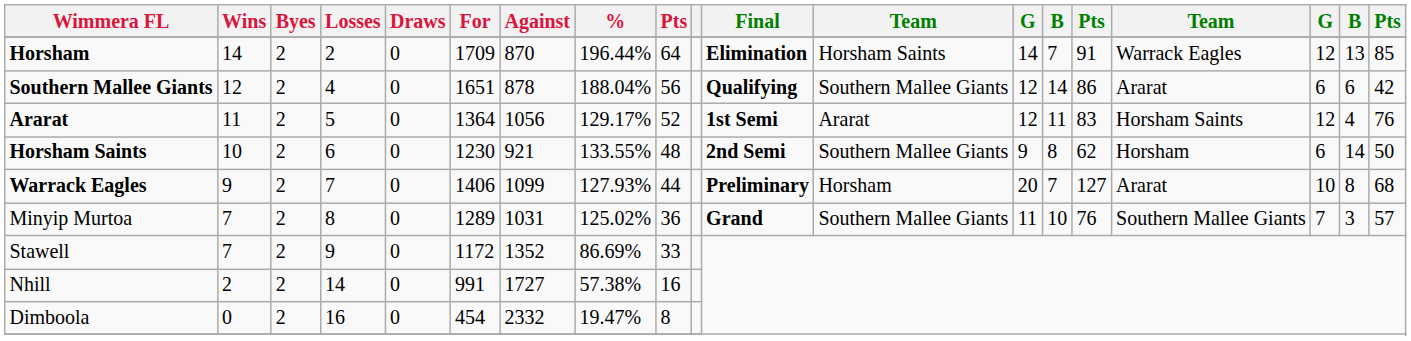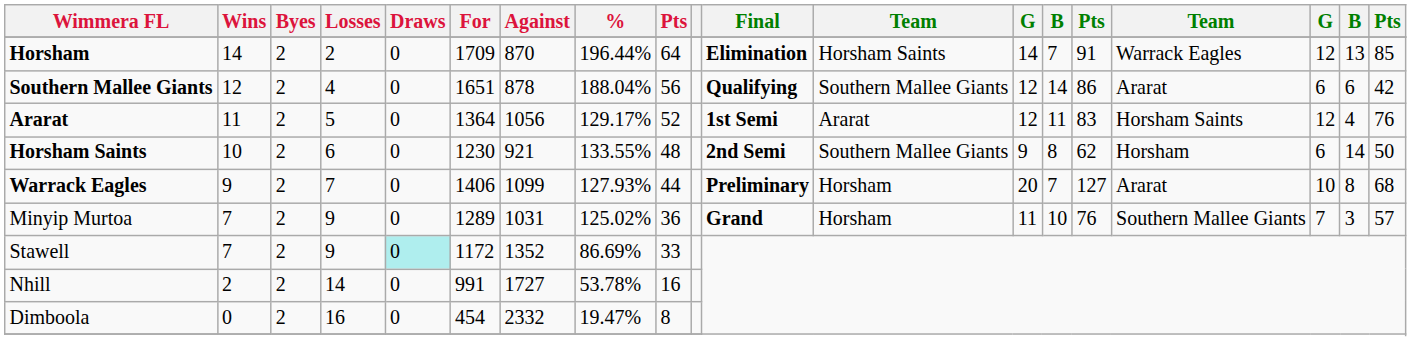(330, 218) 8 -> (330, 218) 9
(913, 218) Southern Mallee Giants -> (855, 218) Horsham
(395, 251) no background -> (395, 251) paleturquoise background
(610, 284) 57.38% -> (610, 284) 53.78%
